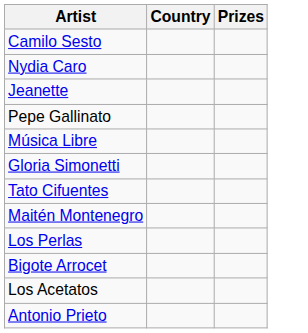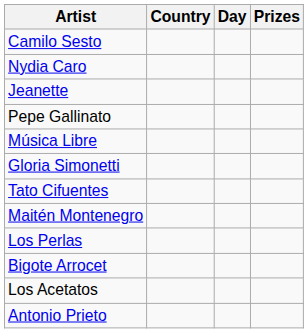+ column: (232, 16)
